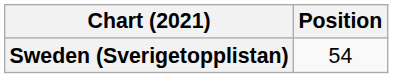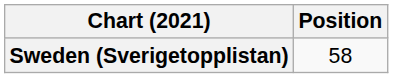(340, 55) 54 -> (340, 55) 58
